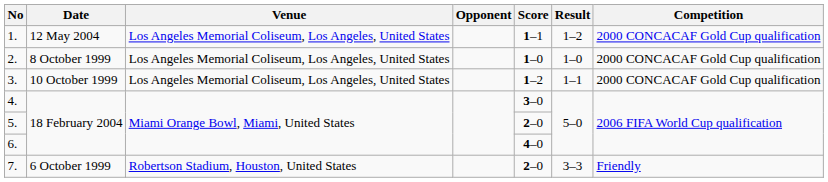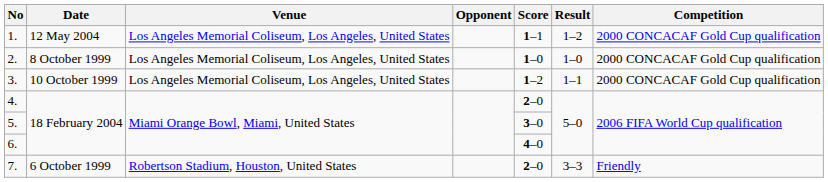(533, 101) 3–0 -> (533, 101) 2–0
(533, 122) 2–0 -> (533, 122) 3–0
